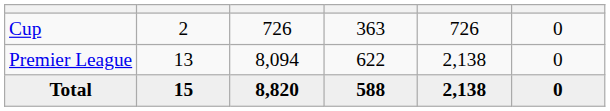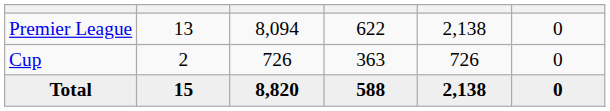rows swapped: (71, 59) <-> (25, 28)
